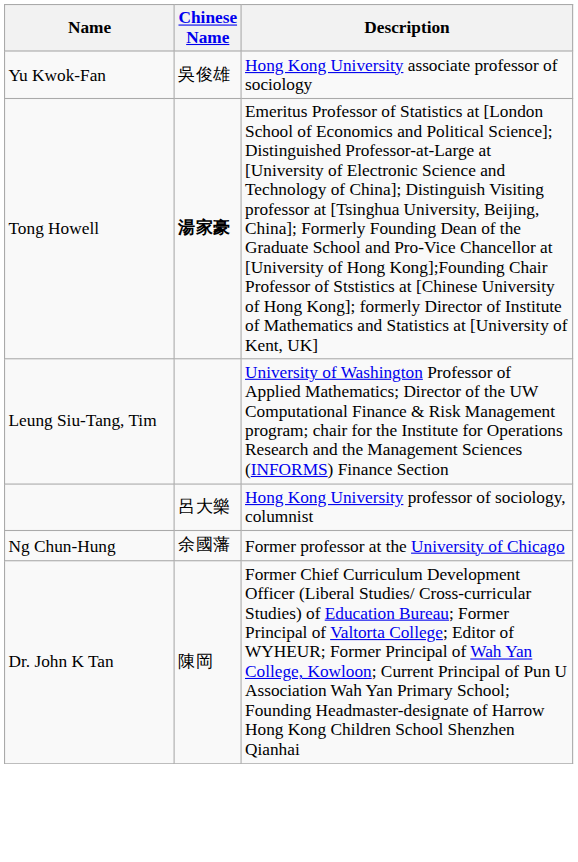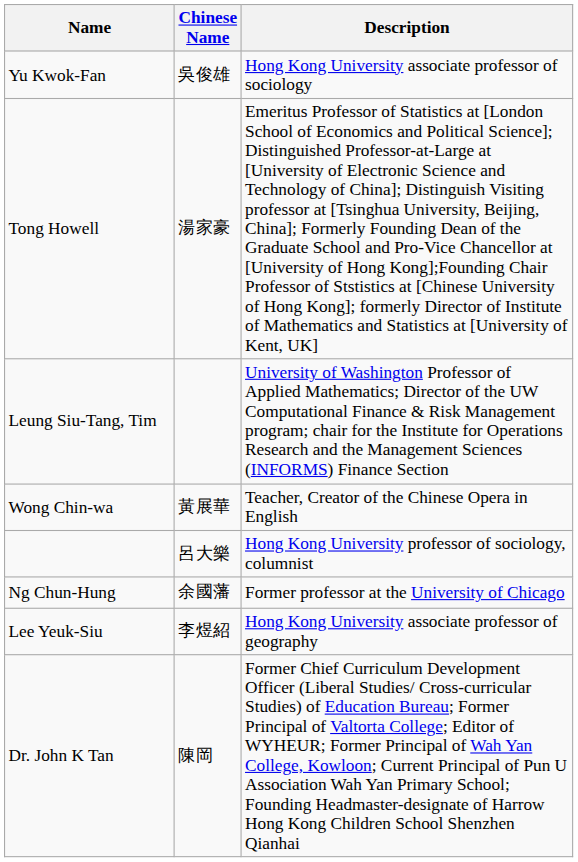(204, 227) bold -> (204, 227) normal
+ row: (61, 506)
+ row: (56, 631)
